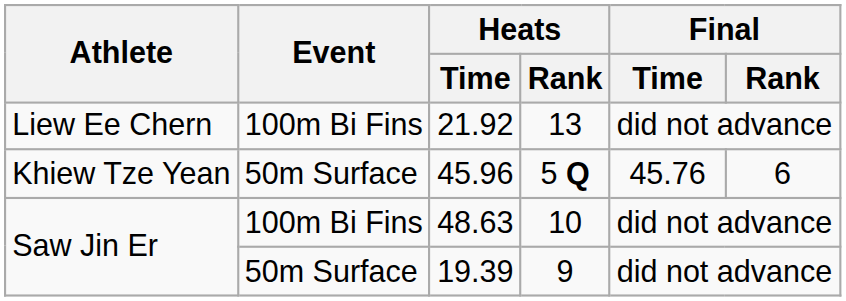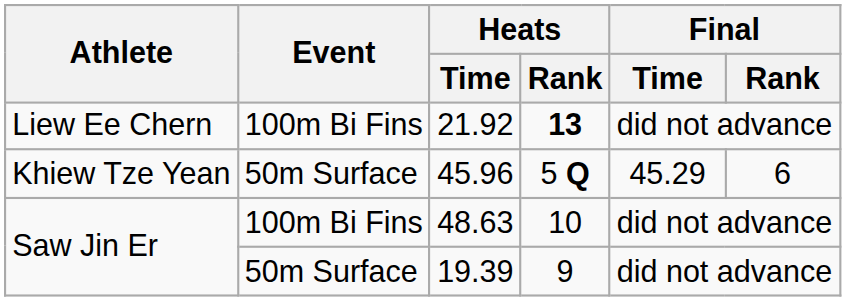(565, 126) normal -> (565, 126) bold
(668, 174) 45.76 -> (668, 174) 45.29
